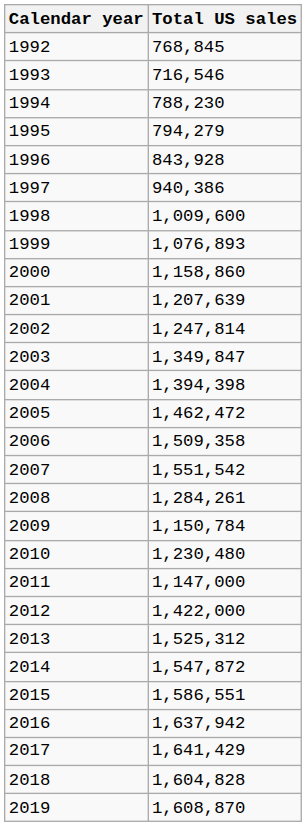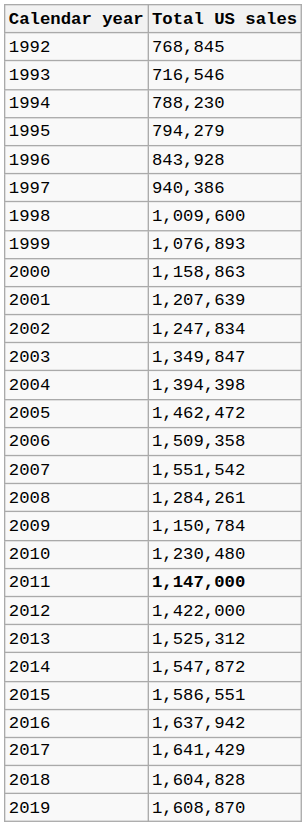(199, 272) 1,158,860 -> (199, 272) 1,158,863
(199, 329) 1,247,814 -> (199, 329) 1,247,834
(199, 582) normal -> (199, 582) bold
